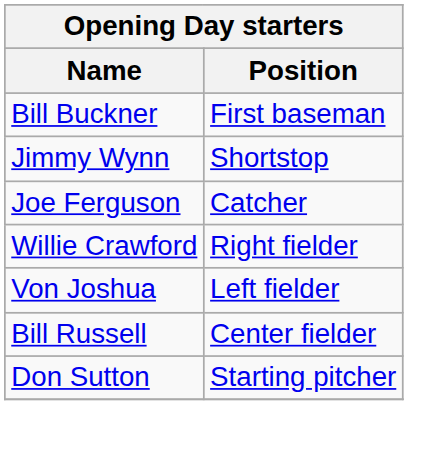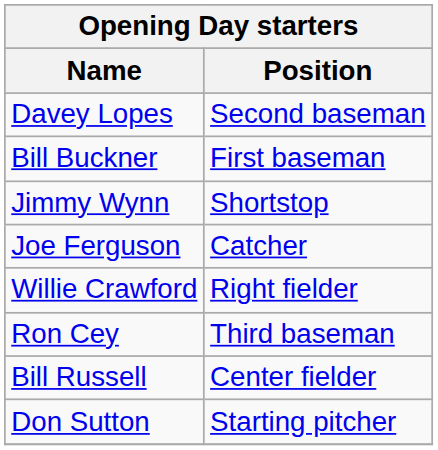+ row: (92, 114)
+ row: (65, 333)
- row: (84, 289)
